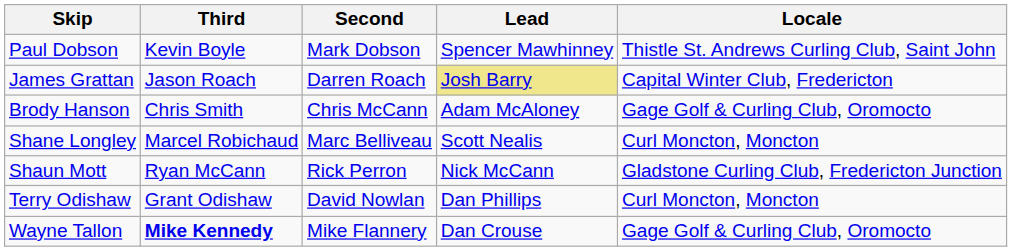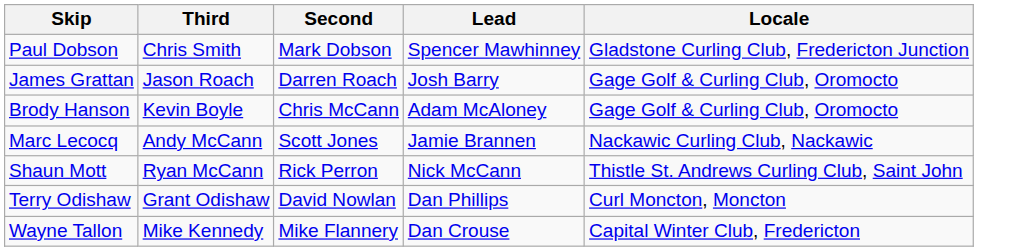(195, 49) Kevin Boyle -> (192, 49) Chris Smith
(809, 49) Thistle St. Andrews Curling Club, Saint John -> (779, 49) Gladstone Curling Club, Fredericton Junction
(486, 79) khaki background -> (453, 79) no background
(757, 79) Capital Winter Club, Fredericton -> (744, 79) Gage Golf & Curling Club, Oromocto
(194, 110) Chris Smith -> (193, 110) Kevin Boyle
+ row: (63, 140)
- row: (73, 140)
(812, 170) Gladstone Curling Club, Fredericton Junction -> (776, 170) Thistle St. Andrews Curling Club, Saint John
(209, 230) bold -> (203, 230) normal
(776, 230) Gage Golf & Curling Club, Oromocto -> (725, 230) Capital Winter Club, Fredericton
